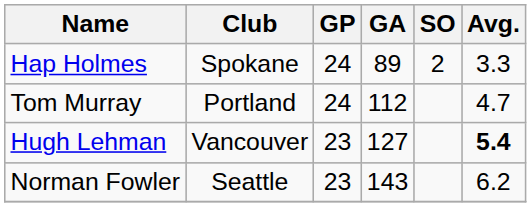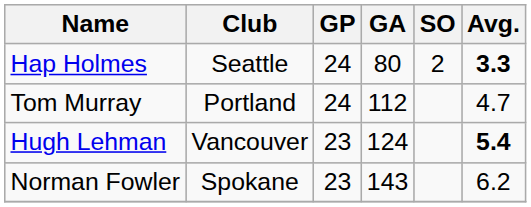(250, 63) Spokane -> (250, 63) Seattle
(388, 63) 89 -> (388, 63) 80
(493, 63) normal -> (493, 63) bold
(388, 142) 127 -> (388, 142) 124
(250, 181) Seattle -> (250, 181) Spokane
